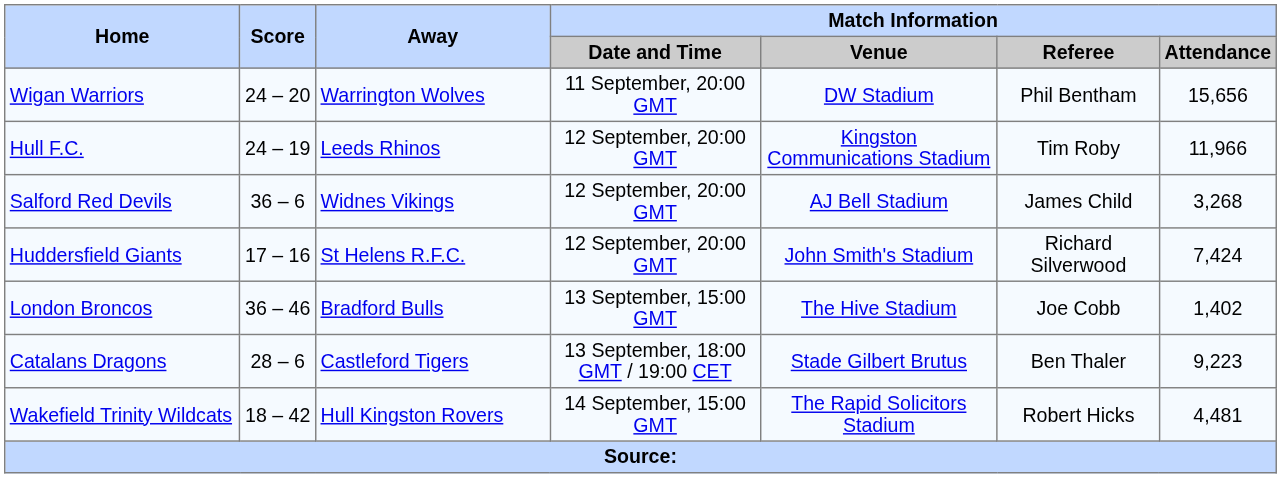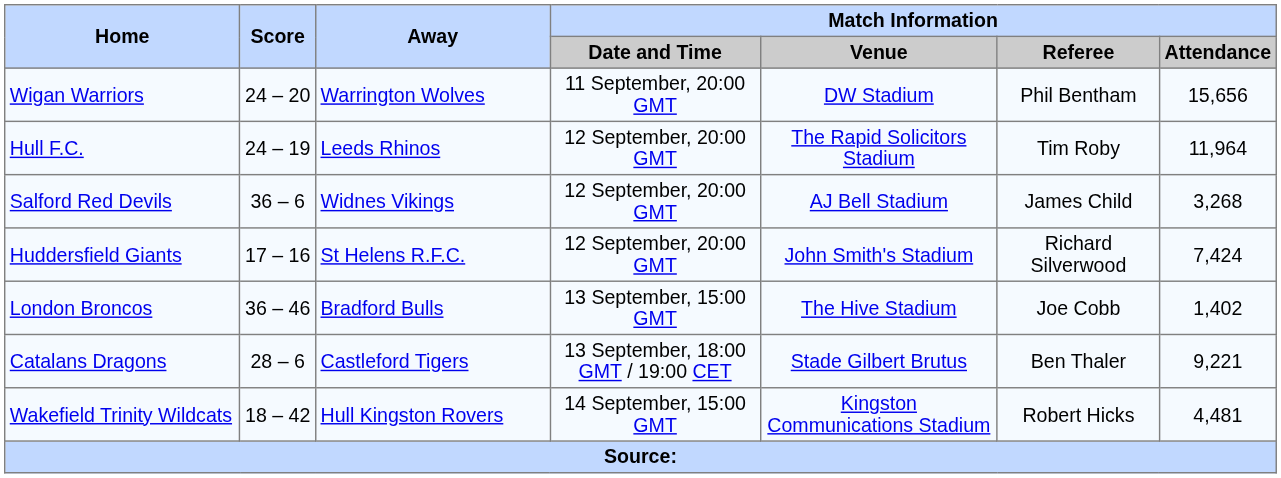(879, 148) Kingston Communications Stadium -> (879, 148) The Rapid Solicitors Stadium
(1218, 148) 11,966 -> (1218, 148) 11,964
(1218, 361) 9,223 -> (1218, 361) 9,221
(879, 414) The Rapid Solicitors Stadium -> (879, 414) Kingston Communications Stadium
